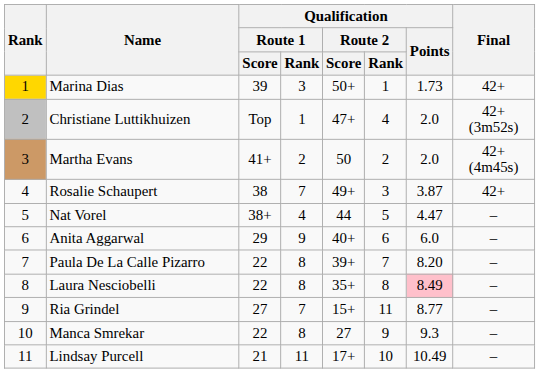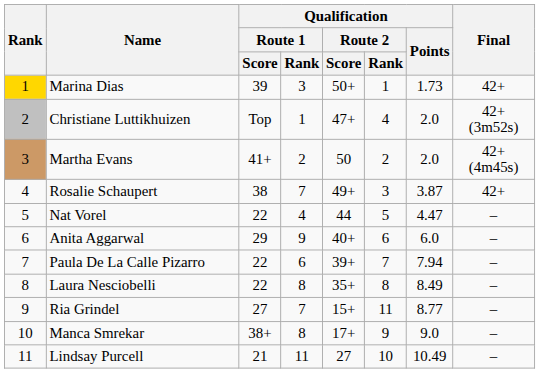(260, 214) 38+ -> (260, 214) 22
(302, 262) 8 -> (302, 262) 6
(430, 262) 8.20 -> (430, 262) 7.94
(430, 285) pink background -> (430, 285) no background
(260, 332) 22 -> (260, 332) 38+
(344, 332) 27 -> (344, 332) 17+
(430, 332) 9.3 -> (430, 332) 9.0
(344, 356) 17+ -> (344, 356) 27
